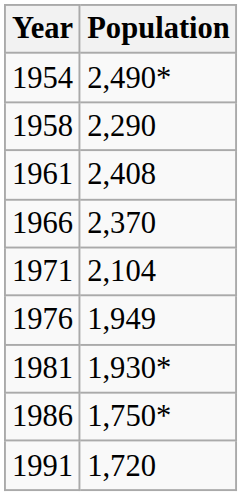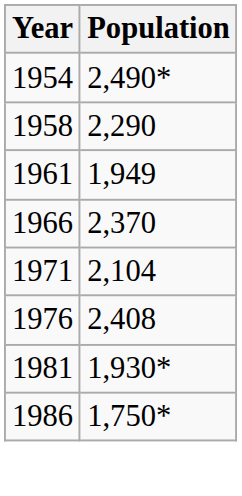(122, 174) 2,408 -> (122, 174) 1,949
(122, 319) 1,949 -> (122, 319) 2,408
- row: (43, 464)
